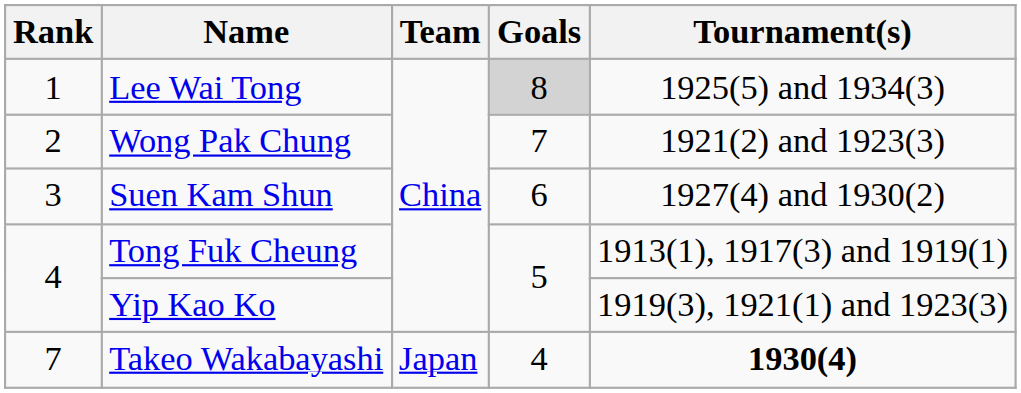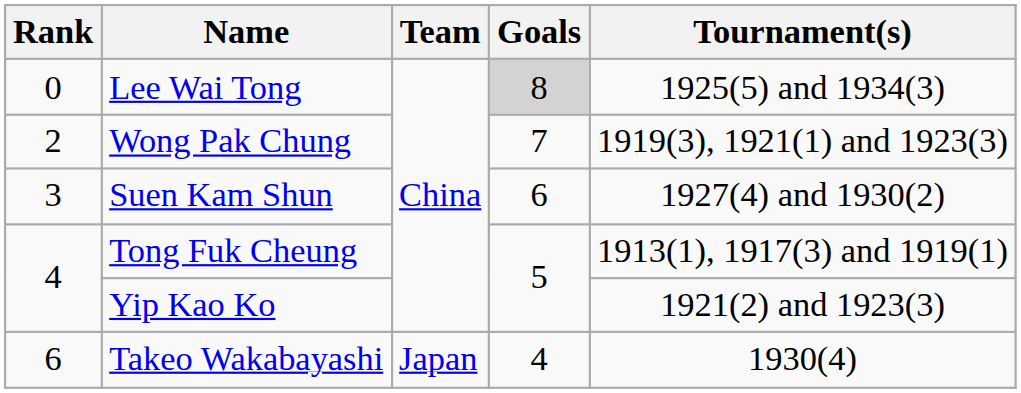(53, 86) 1 -> (53, 86) 0
(803, 140) 1921(2) and 1923(3) -> (803, 140) 1919(3), 1921(1) and 1923(3)
(803, 304) 1919(3), 1921(1) and 1923(3) -> (803, 304) 1921(2) and 1923(3)
(53, 359) 7 -> (53, 359) 6
(802, 359) bold -> (802, 359) normal
